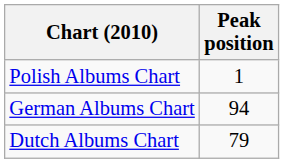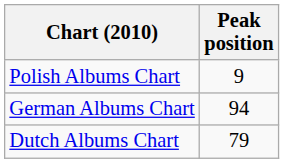(239, 76) 1 -> (239, 76) 9
